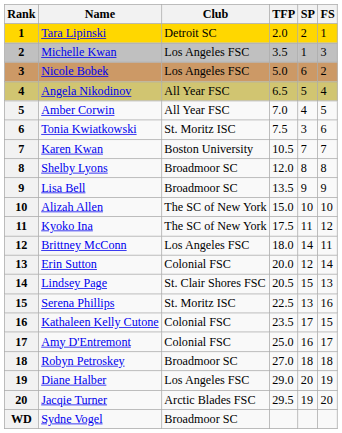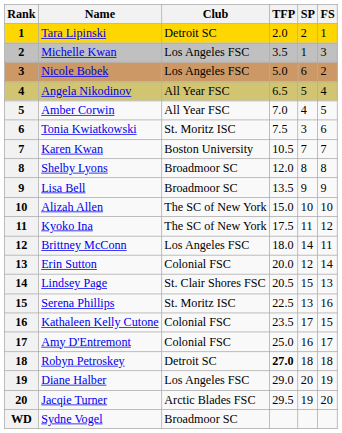(201, 361) Broadmoor SC -> (190, 361) Detroit SC
(283, 361) normal -> (283, 361) bold
